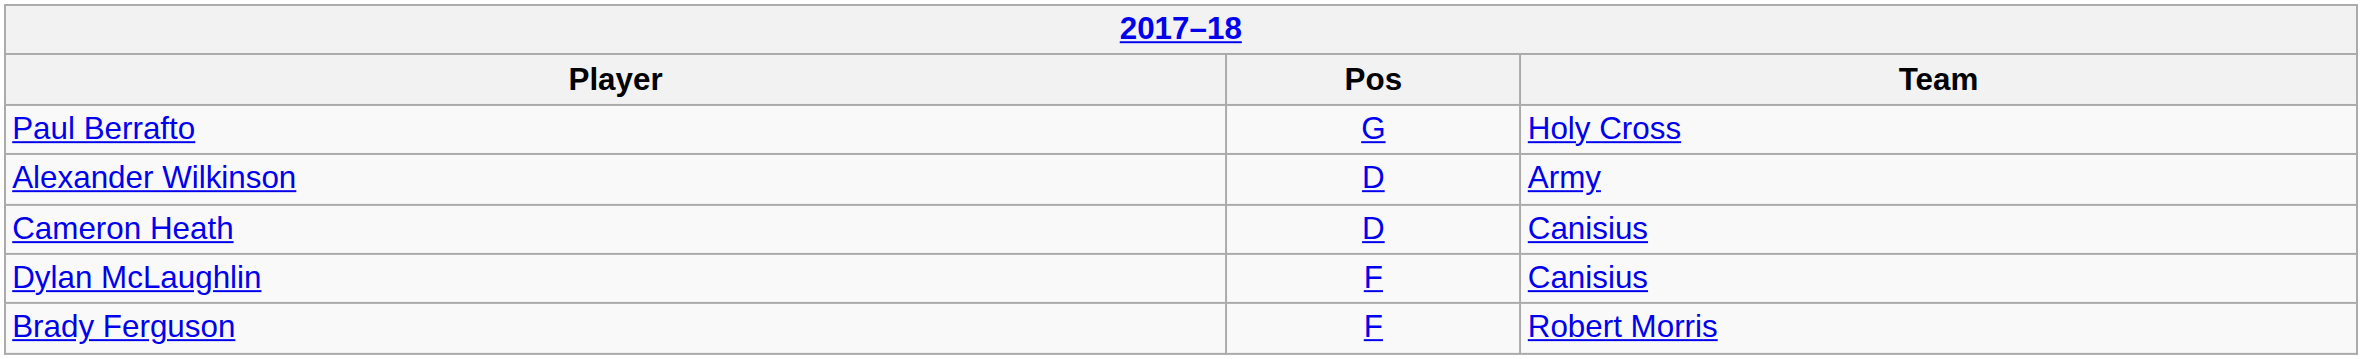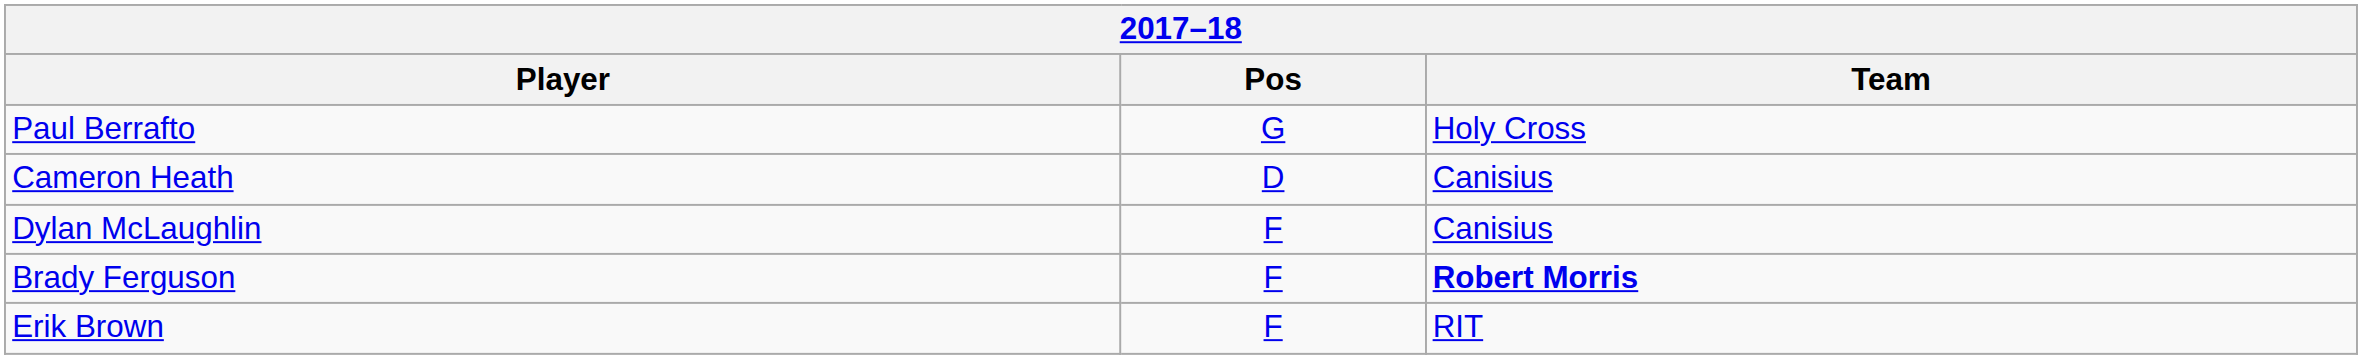- row: (154, 178)
(1623, 327) normal -> (1535, 278) bold
+ row: (88, 327)
